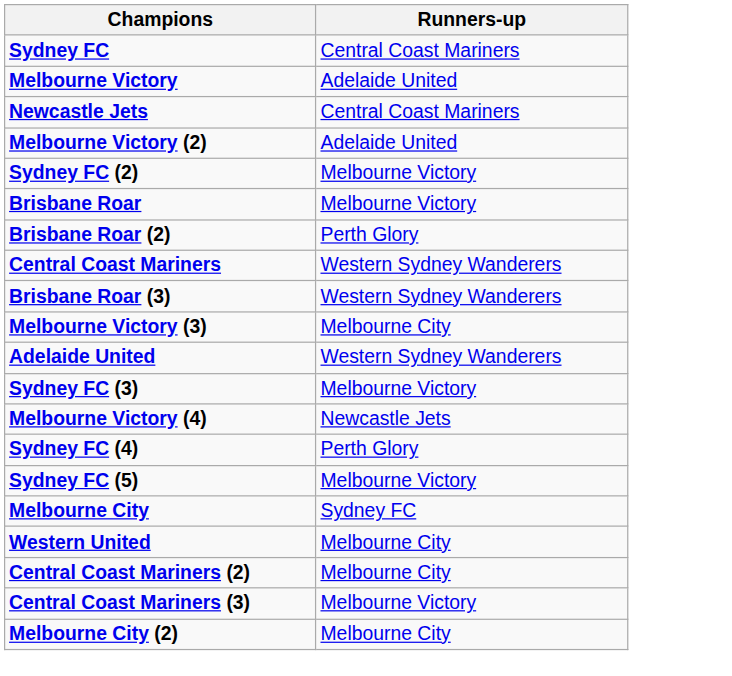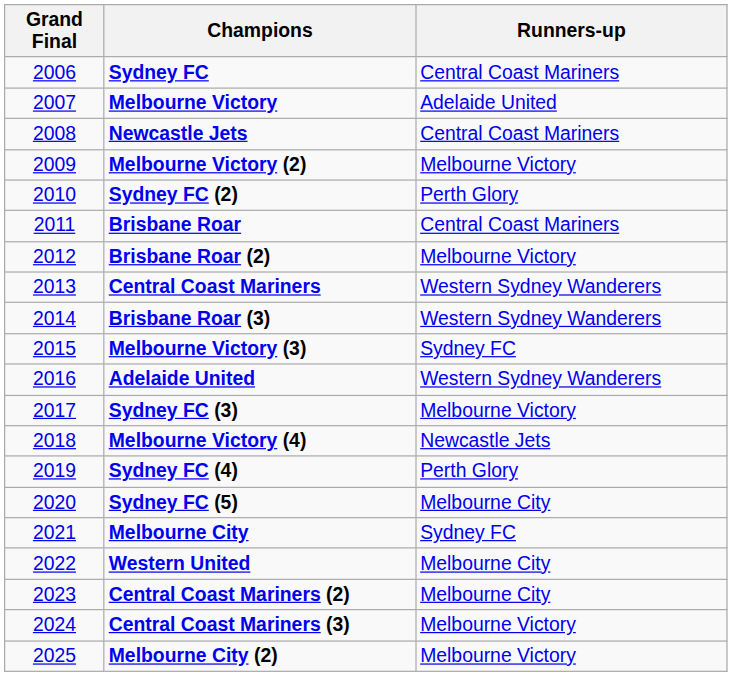+ column: (54, 30)
(389, 142) Adelaide United -> (498, 164) Melbourne Victory
(398, 173) Melbourne Victory -> (469, 195) Perth Glory
(398, 204) Melbourne Victory -> (520, 225) Central Coast Mariners
(369, 234) Perth Glory -> (498, 256) Melbourne Victory
(386, 326) Melbourne City -> (468, 348) Sydney FC
(398, 480) Melbourne Victory -> (485, 502) Melbourne City
(386, 633) Melbourne City -> (498, 655) Melbourne Victory
